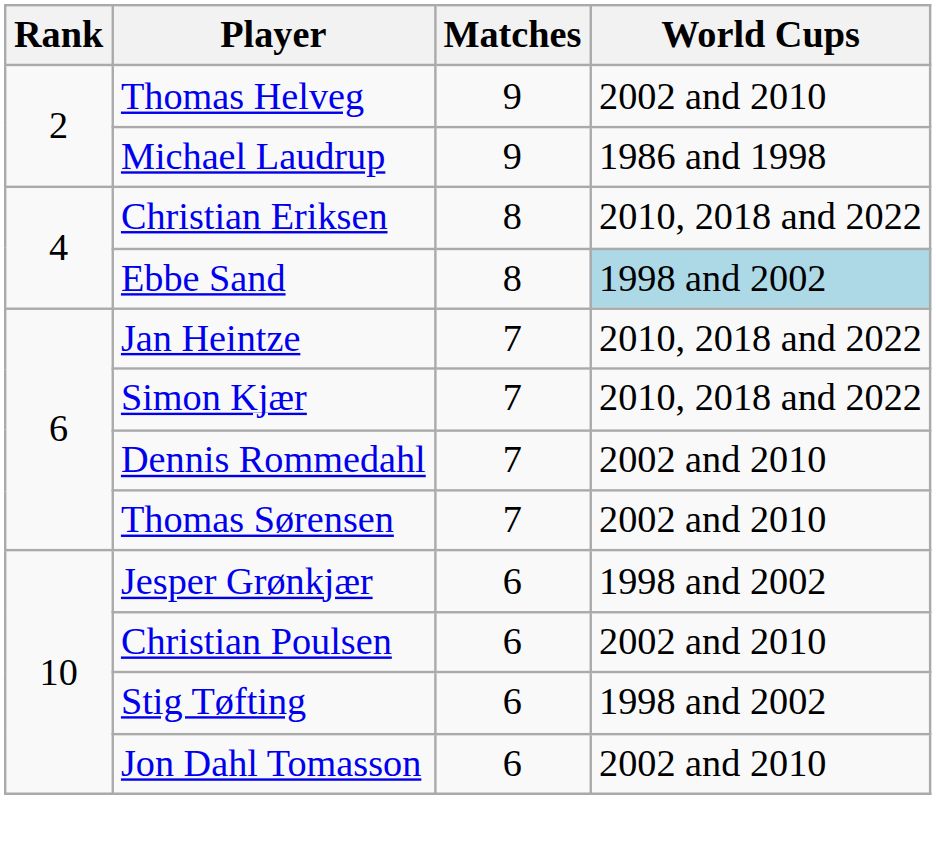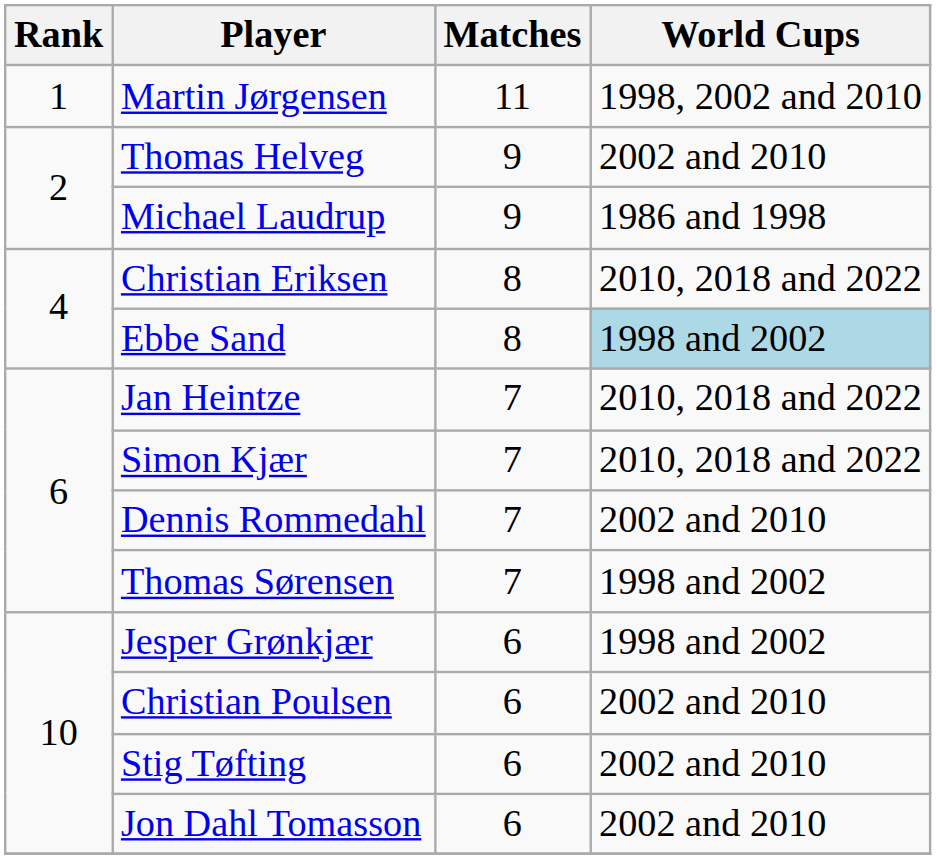+ row: (254, 95)
(713, 519) 2002 and 2010 -> (713, 580) 1998 and 2002
(713, 701) 1998 and 2002 -> (713, 762) 2002 and 2010
